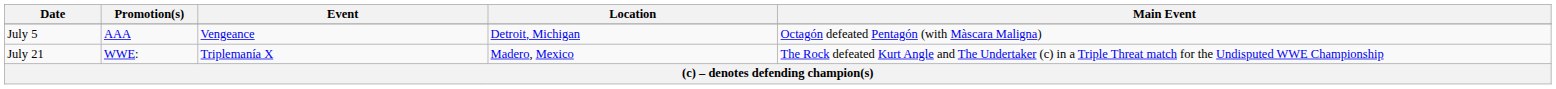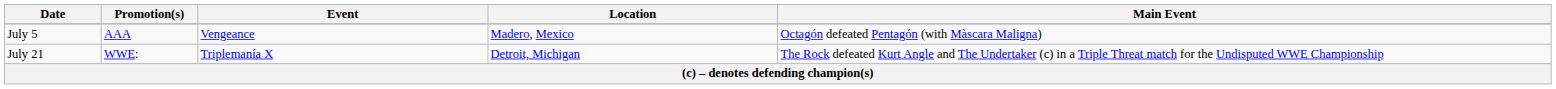(535, 34) Detroit, Michigan -> (532, 34) Madero, Mexico
(532, 53) Madero, Mexico -> (535, 53) Detroit, Michigan
